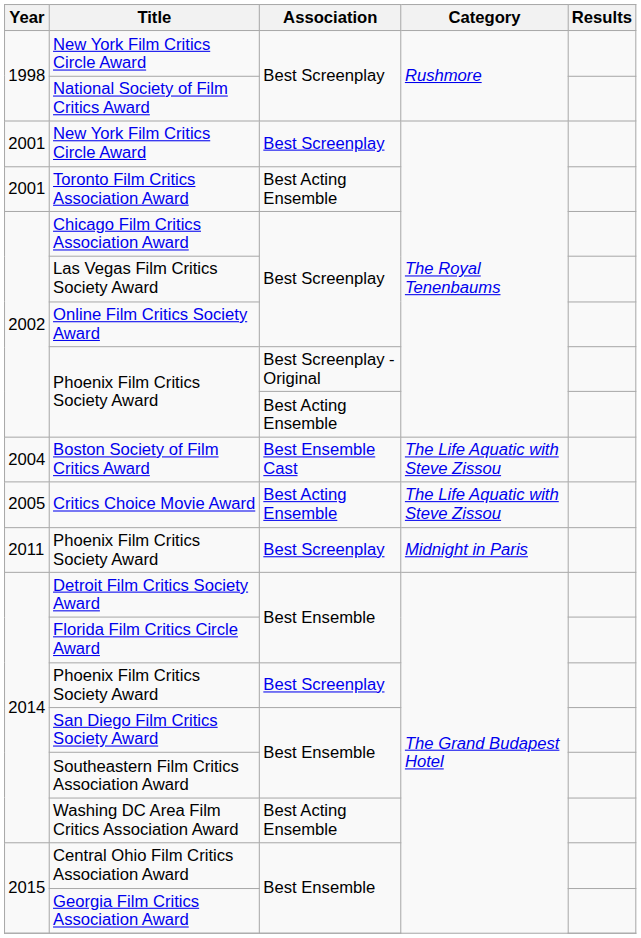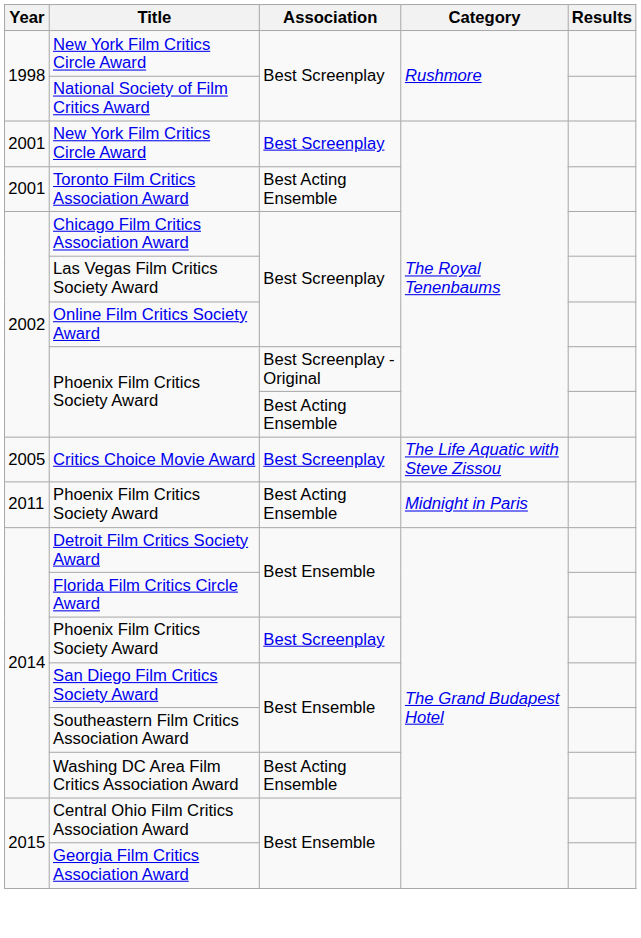- row: (27, 459)
(305, 504) Best Acting Ensemble -> (324, 459) Best Screenplay
(324, 549) Best Screenplay -> (305, 504) Best Acting Ensemble
